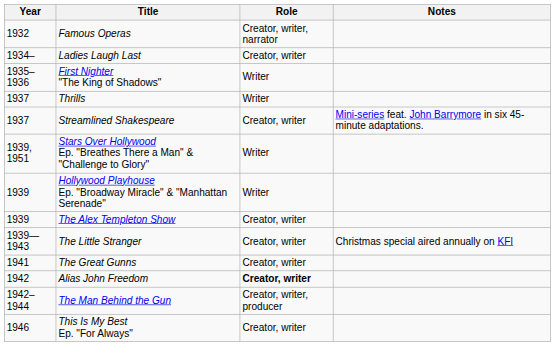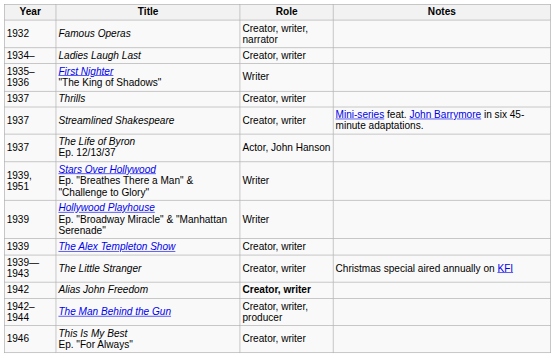(256, 99) Writer -> (274, 99) Creator, writer
+ row: (97, 148)
- row: (97, 263)
